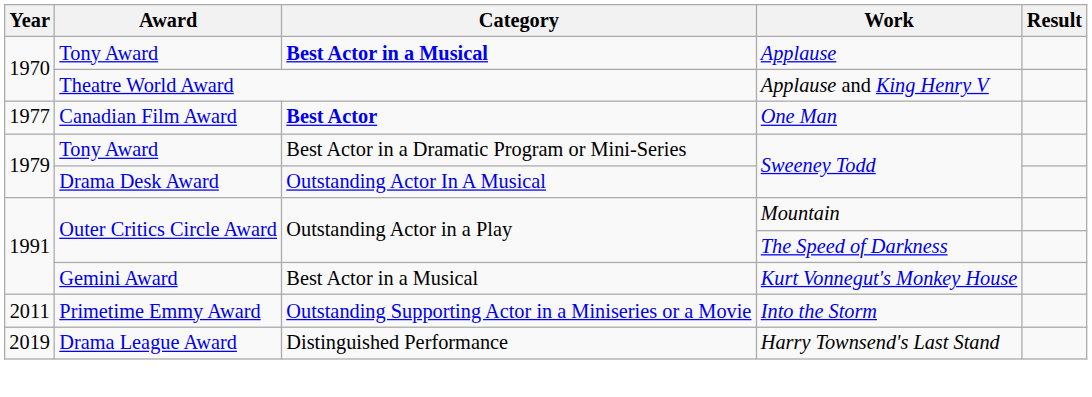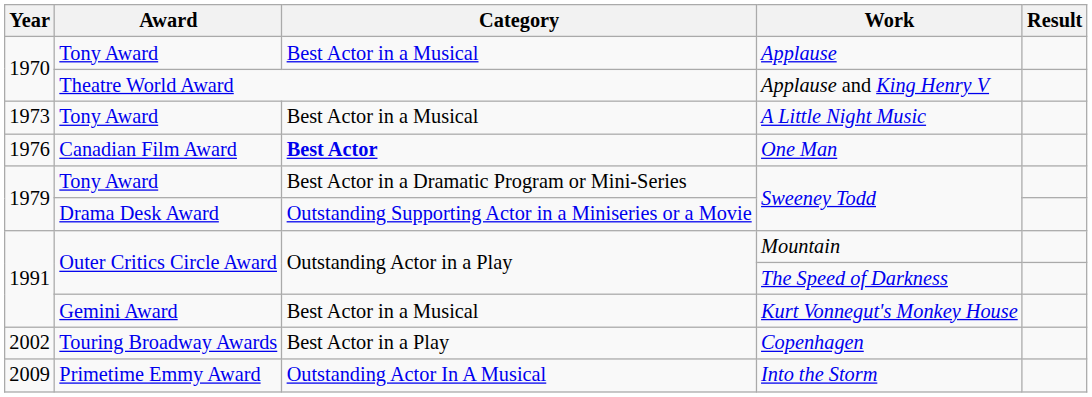(387, 52) bold -> (383, 52) normal
+ row: (109, 117)
(30, 117) 1977 -> (30, 149) 1976
(416, 181) Outstanding Actor In A Musical -> (519, 213) Outstanding Supporting Actor in a Miniseries or a Movie
+ row: (168, 342)
(30, 310) 2011 -> (30, 375) 2009
(519, 310) Outstanding Supporting Actor in a Miniseries or a Movie -> (416, 375) Outstanding Actor In A Musical
- row: (148, 342)
